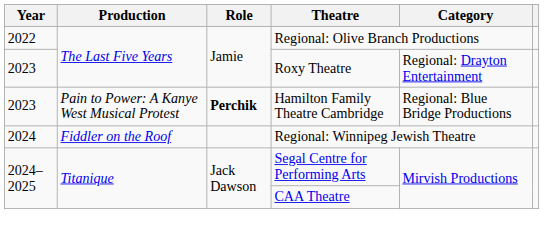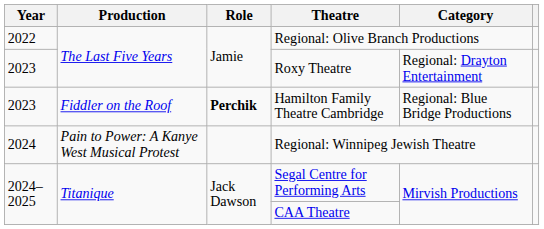(129, 106) Pain to Power: A Kanye West Musical Protest -> (116, 106) Fiddler on the Roof
(116, 136) Fiddler on the Roof -> (129, 144) Pain to Power: A Kanye West Musical Protest
